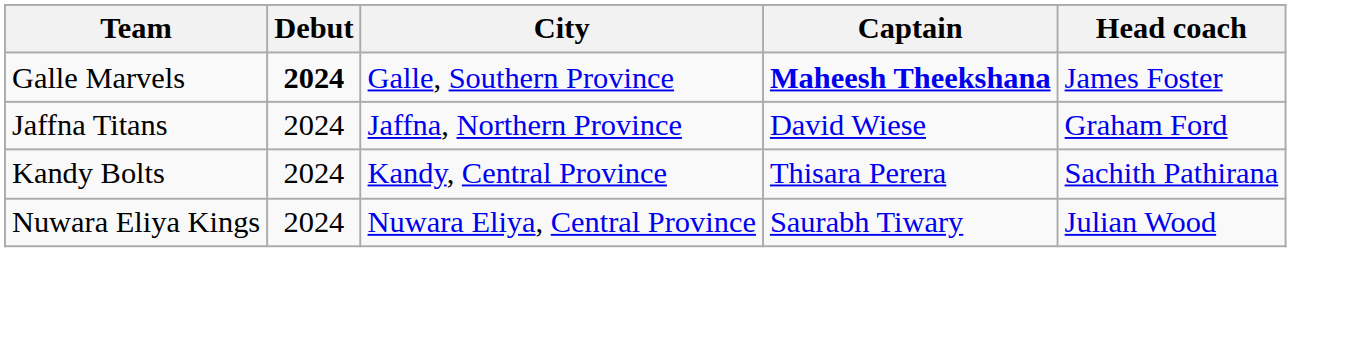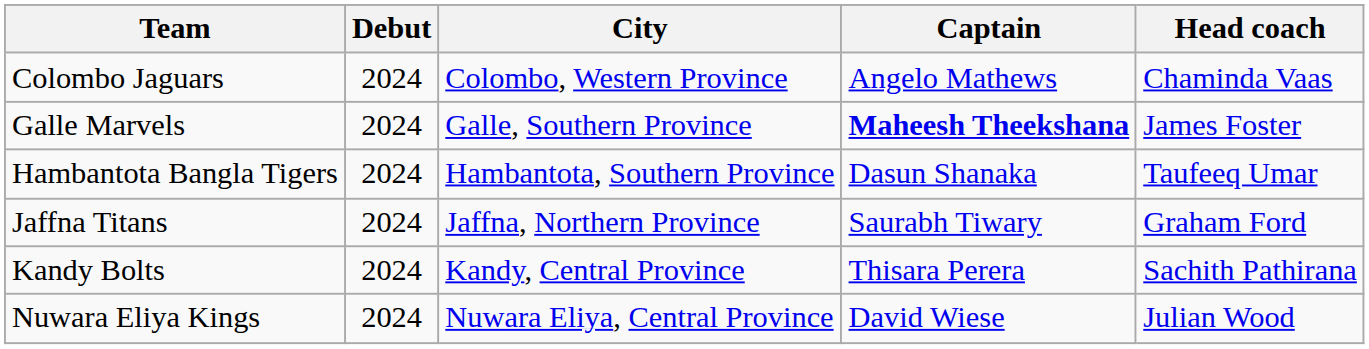+ row: (118, 76)
(314, 76) bold -> (392, 125) normal
+ row: (175, 173)
(848, 125) David Wiese -> (945, 221) Saurabh Tiwary
(867, 221) Saurabh Tiwary -> (927, 317) David Wiese
